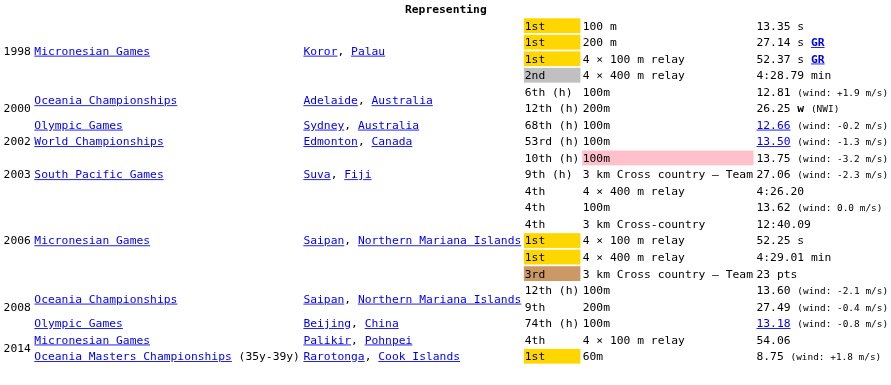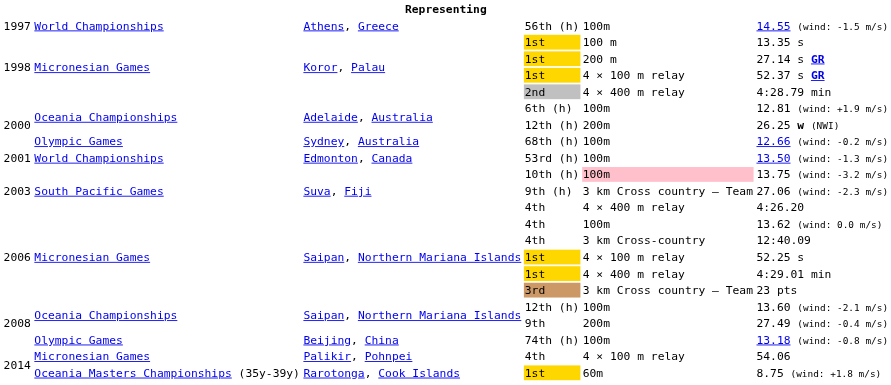+ row: (351, 26)
(17, 141) 2002 -> (17, 158) 2001
